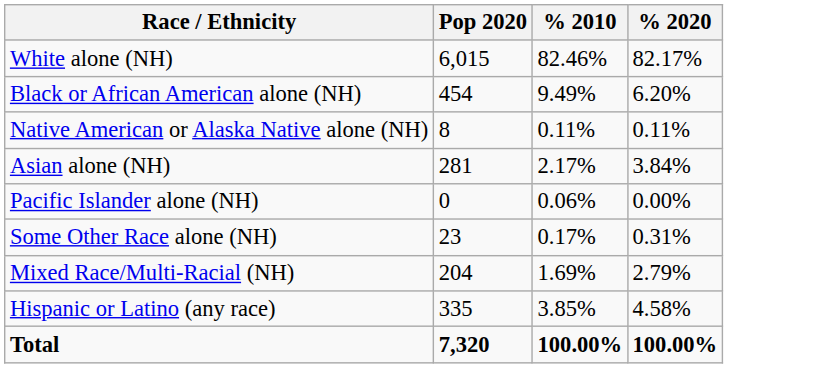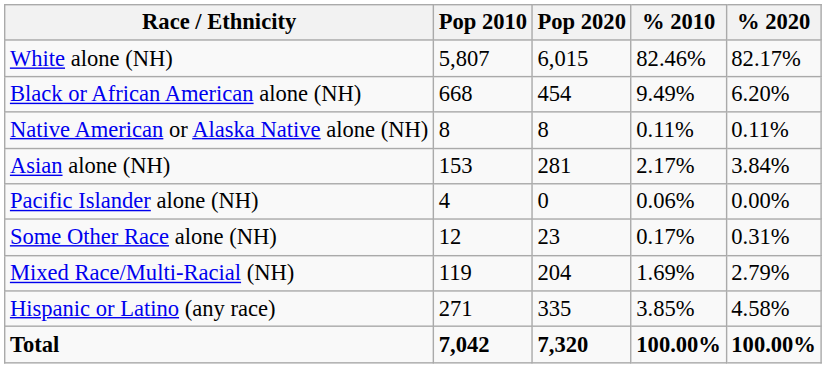+ column: (483, 22)
